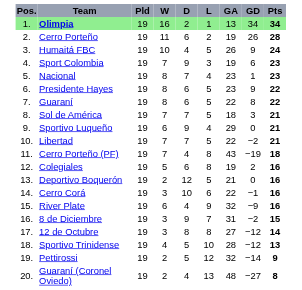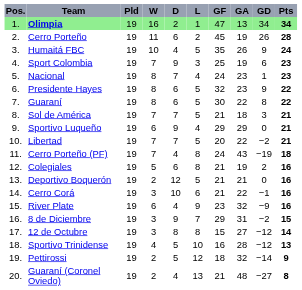+ column: (220, 11)
